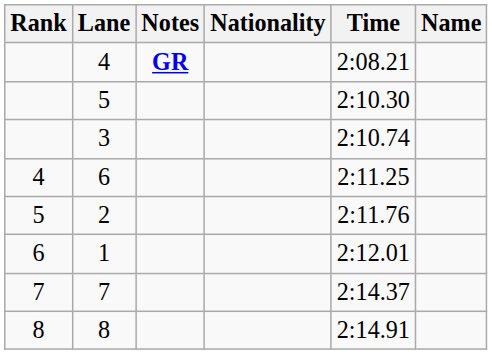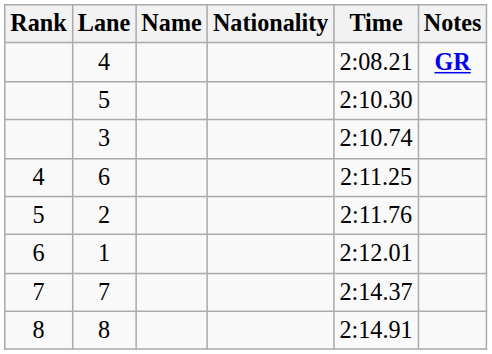columns swapped: (451, 23) <-> (170, 23)
